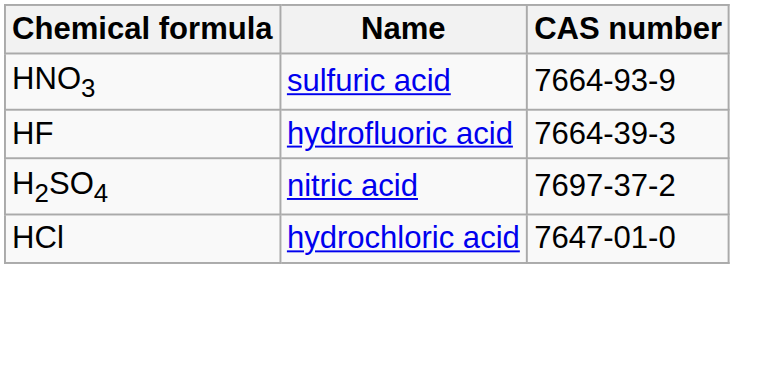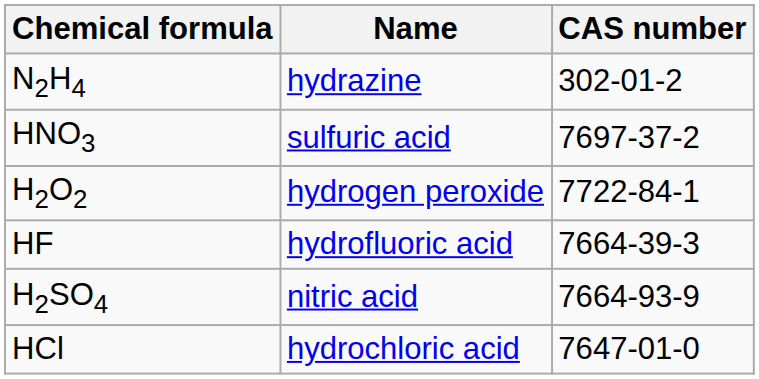+ row: (49, 82)
(605, 81) 7664-93-9 -> (629, 136) 7697-37-2
+ row: (50, 193)
(605, 186) 7697-37-2 -> (629, 296) 7664-93-9
